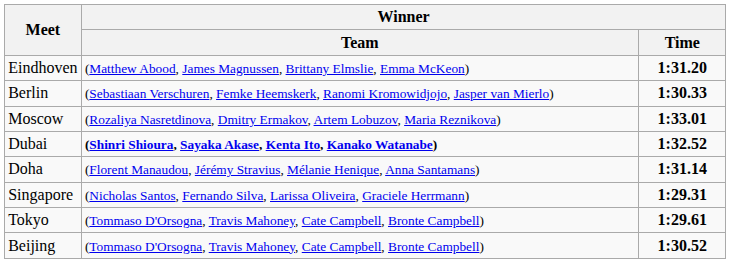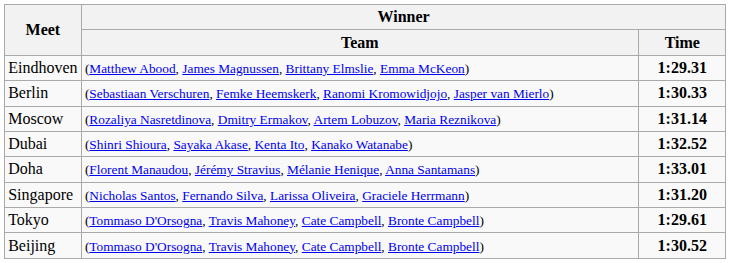(682, 67) 1:31.20 -> (682, 67) 1:29.31
(682, 118) 1:33.01 -> (682, 118) 1:31.14
(261, 144) bold -> (249, 145) normal
(682, 169) 1:31.14 -> (682, 169) 1:33.01
(682, 194) 1:29.31 -> (682, 194) 1:31.20
